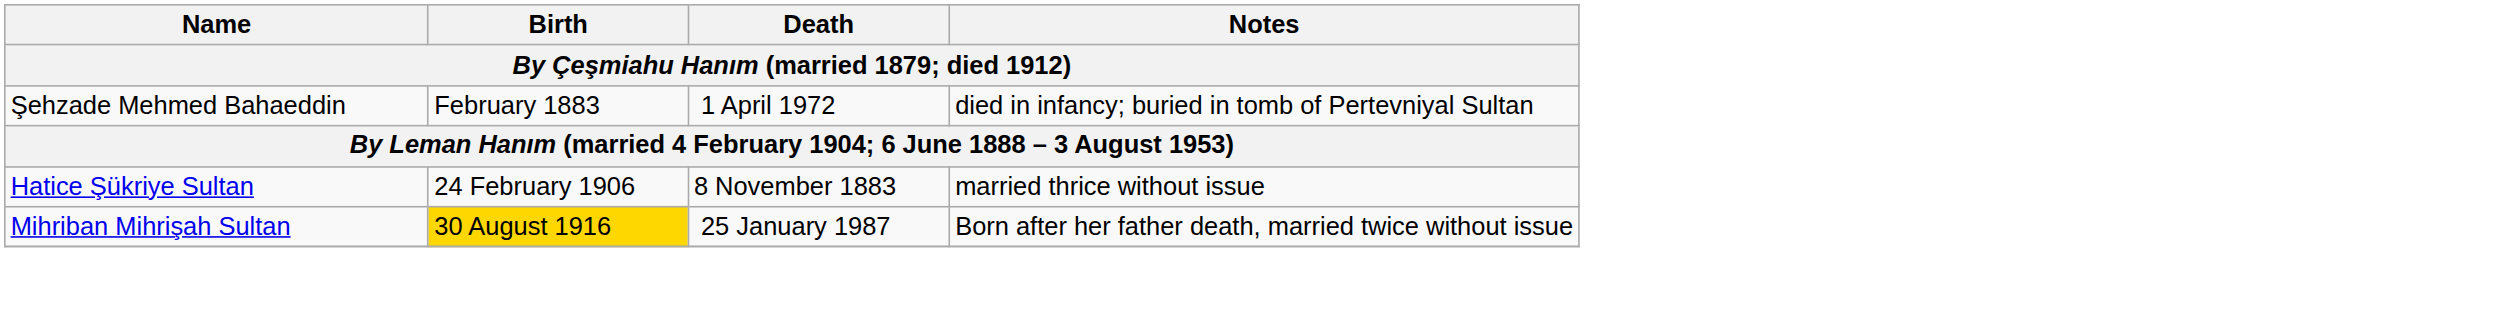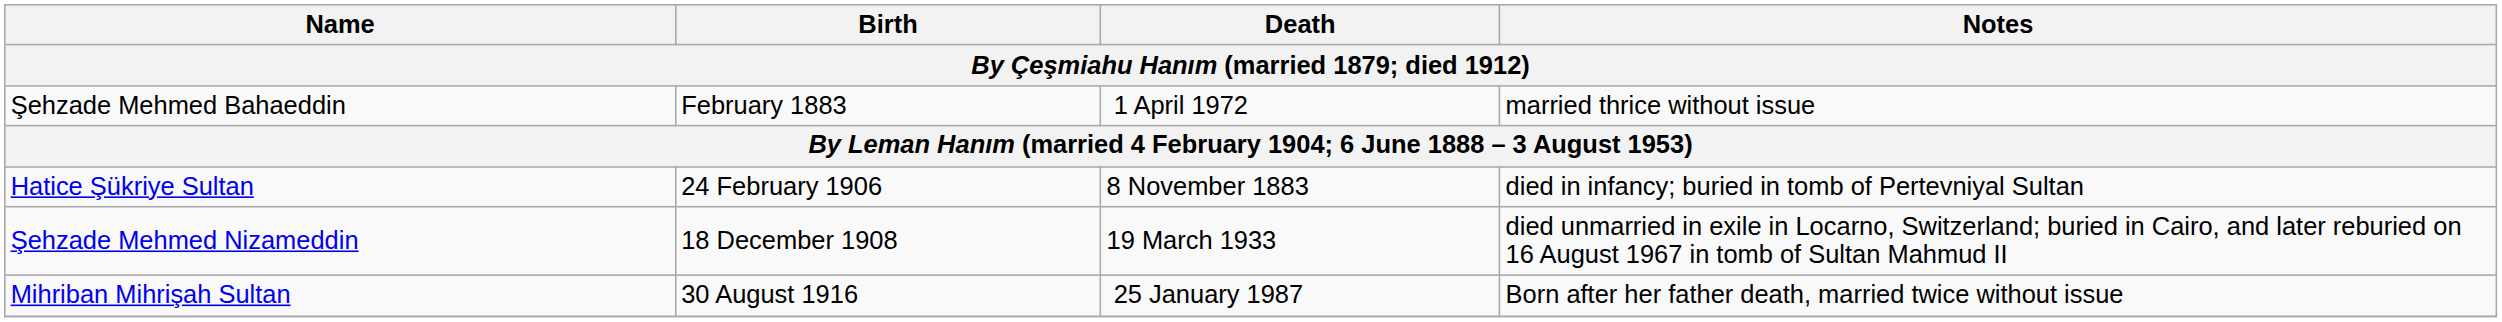(1244, 105) died in infancy; buried in tomb of Pertevniyal Sultan -> (1660, 105) married thrice without issue
(1110, 186) married thrice without issue -> (1795, 186) died in infancy; buried in tomb of Pertevniyal Sultan
+ row: (185, 240)
(523, 226) gold background -> (770, 295) no background
